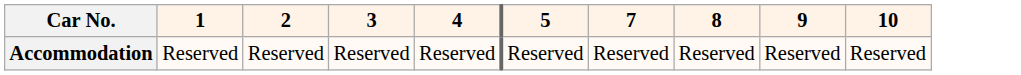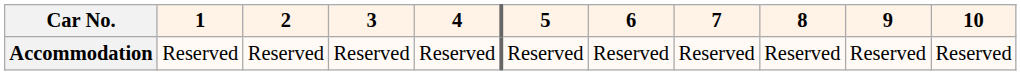+ column: (631, 20)
